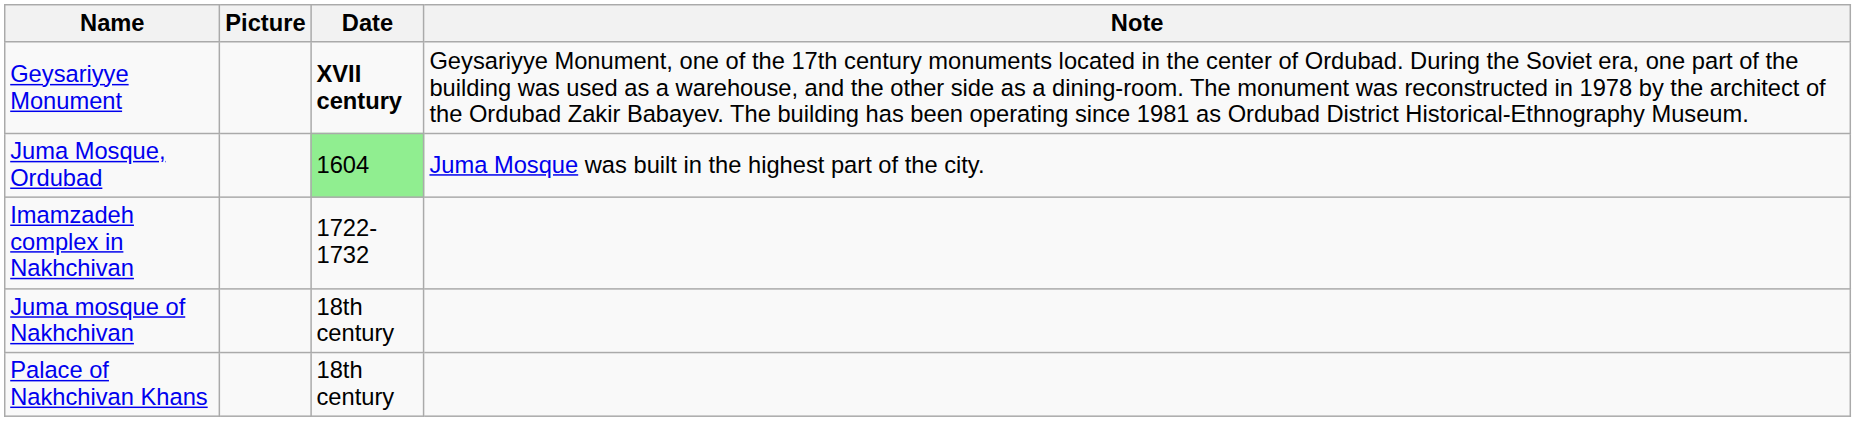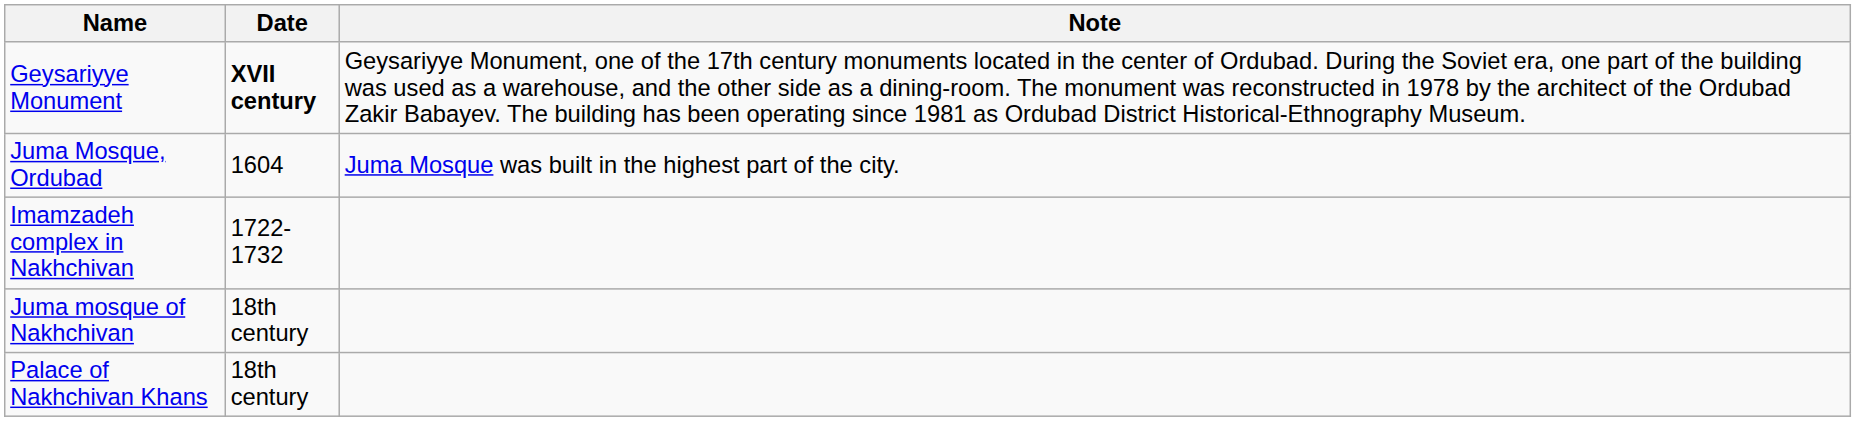- column: (265, 23)
(343, 164) lightgreen background -> (257, 164) no background
